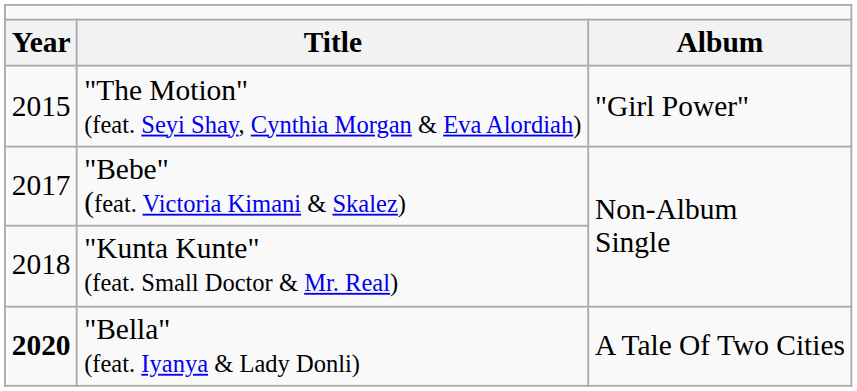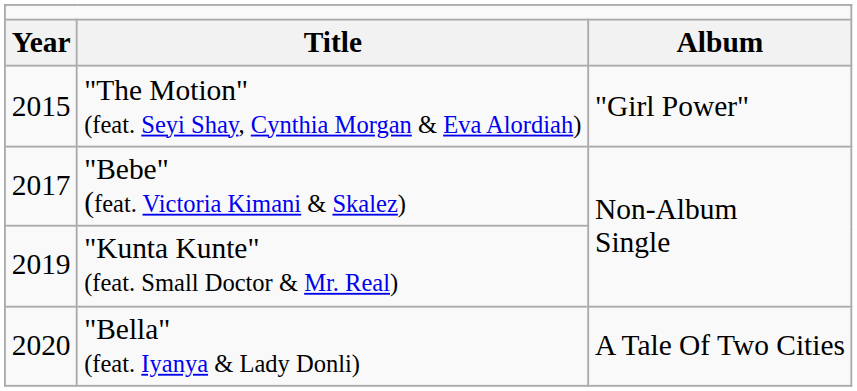(41, 265) 2018 -> (41, 265) 2019
(41, 345) bold -> (41, 345) normal
